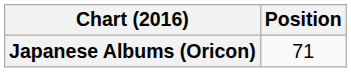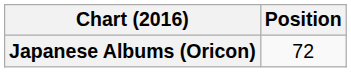(303, 50) 71 -> (303, 50) 72
